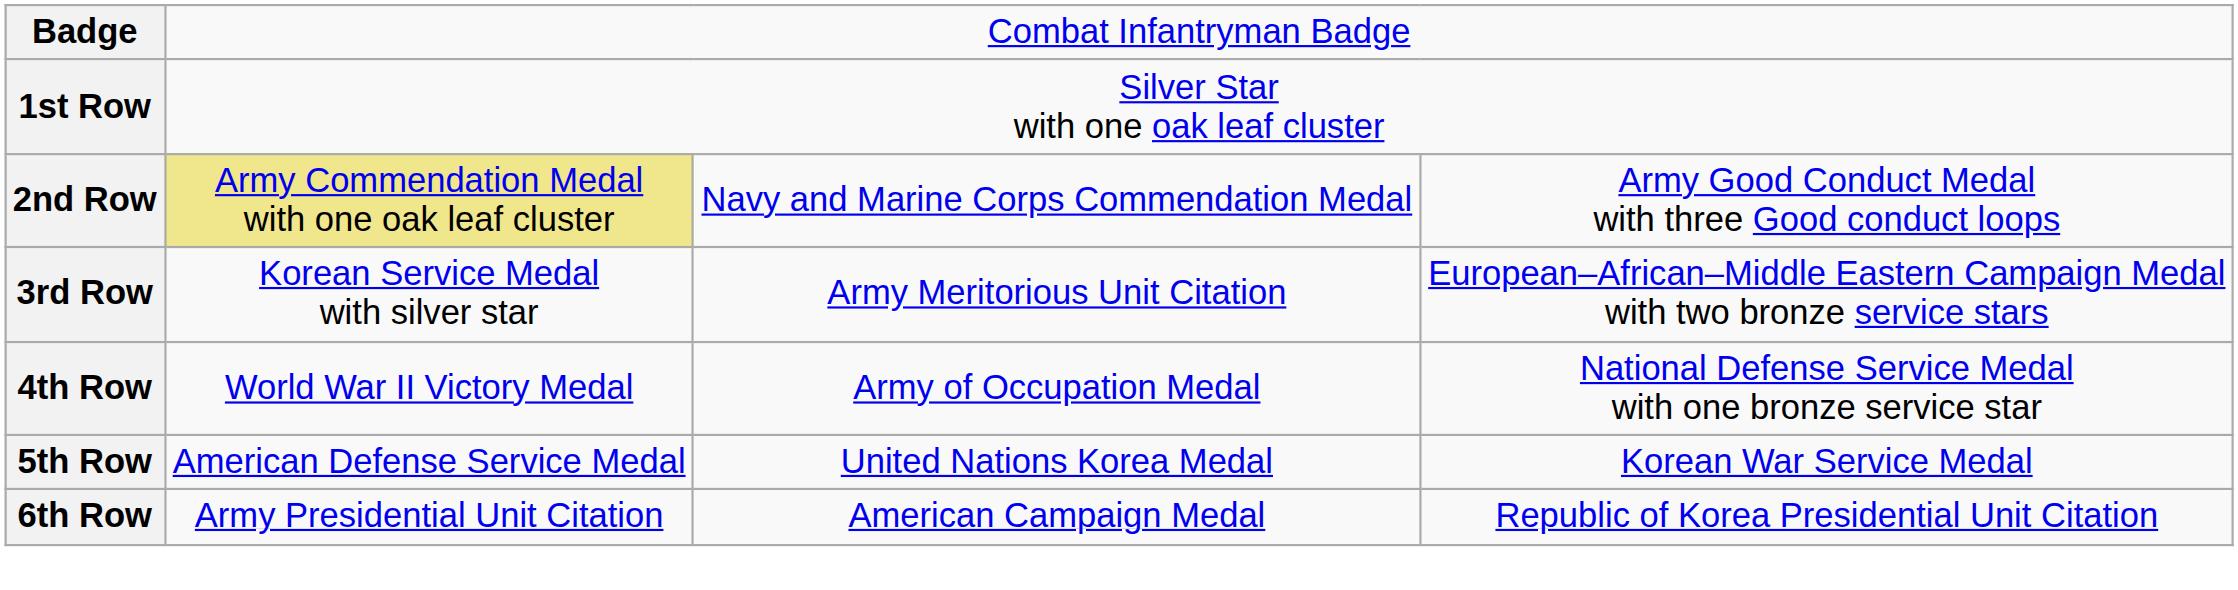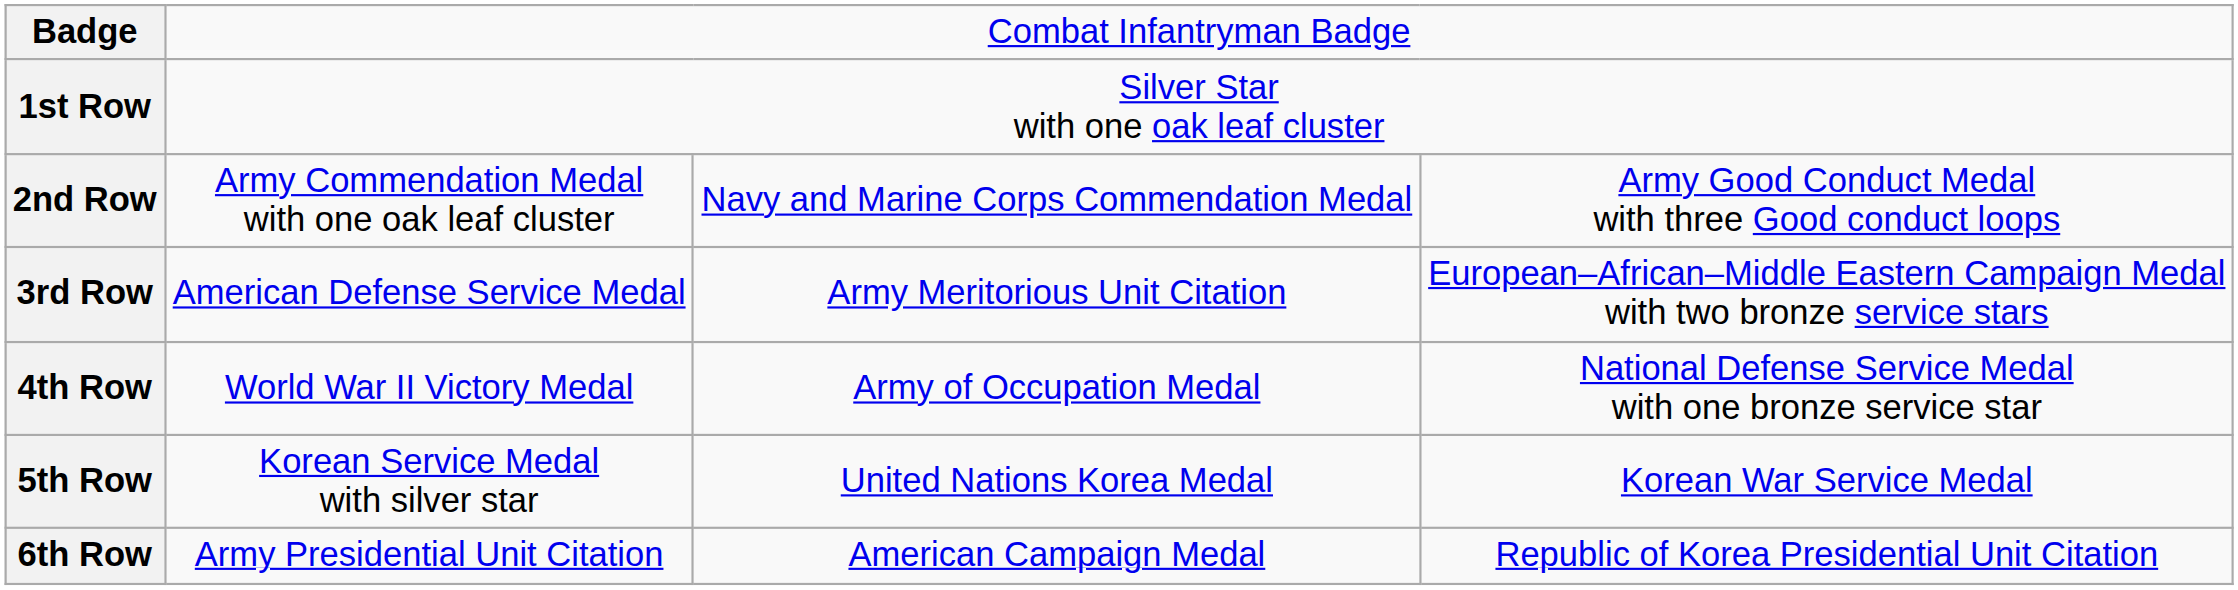(429, 199) khaki background -> (429, 199) no background
(429, 293) Korean Service Medal with silver star -> (429, 293) American Defense Service Medal
(429, 461) American Defense Service Medal -> (429, 480) Korean Service Medal with silver star
